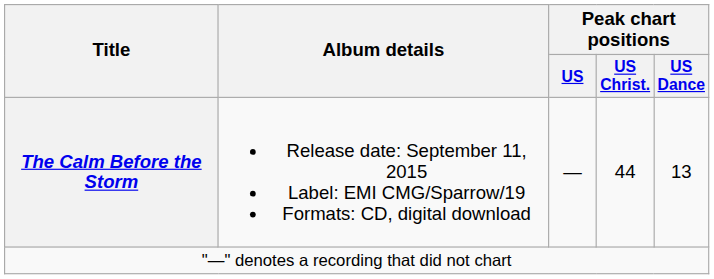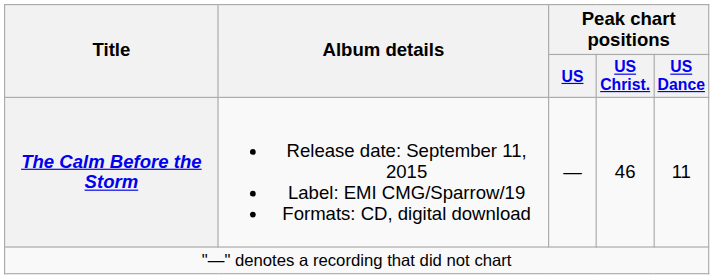(625, 172) 44 -> (625, 172) 46
(681, 172) 13 -> (681, 172) 11
